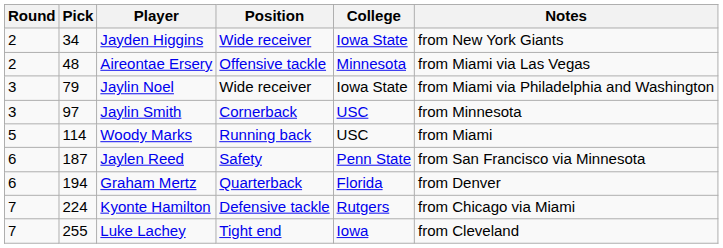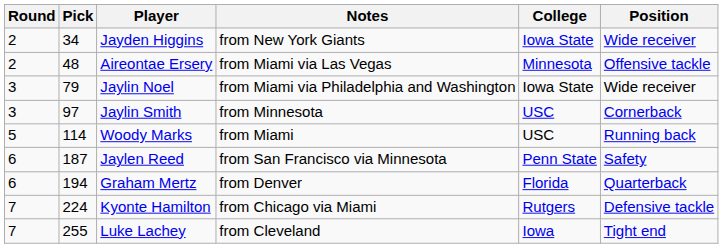columns swapped: (274, 16) <-> (566, 16)
